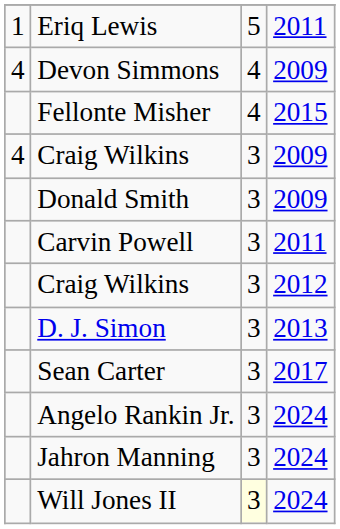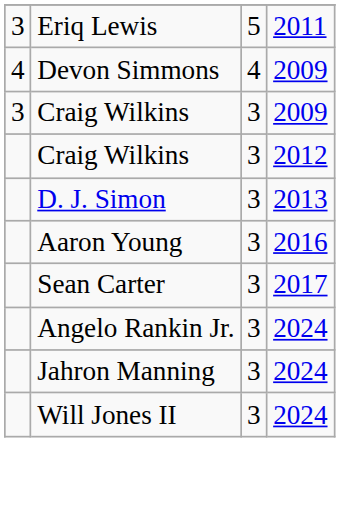(18, 26) 1 -> (18, 26) 3
- row: (124, 112)
(18, 155) 4 -> (18, 112) 3
- row: (113, 198)
- row: (115, 241)
+ row: (110, 241)
(254, 500) lightyellow background -> (254, 414) no background
